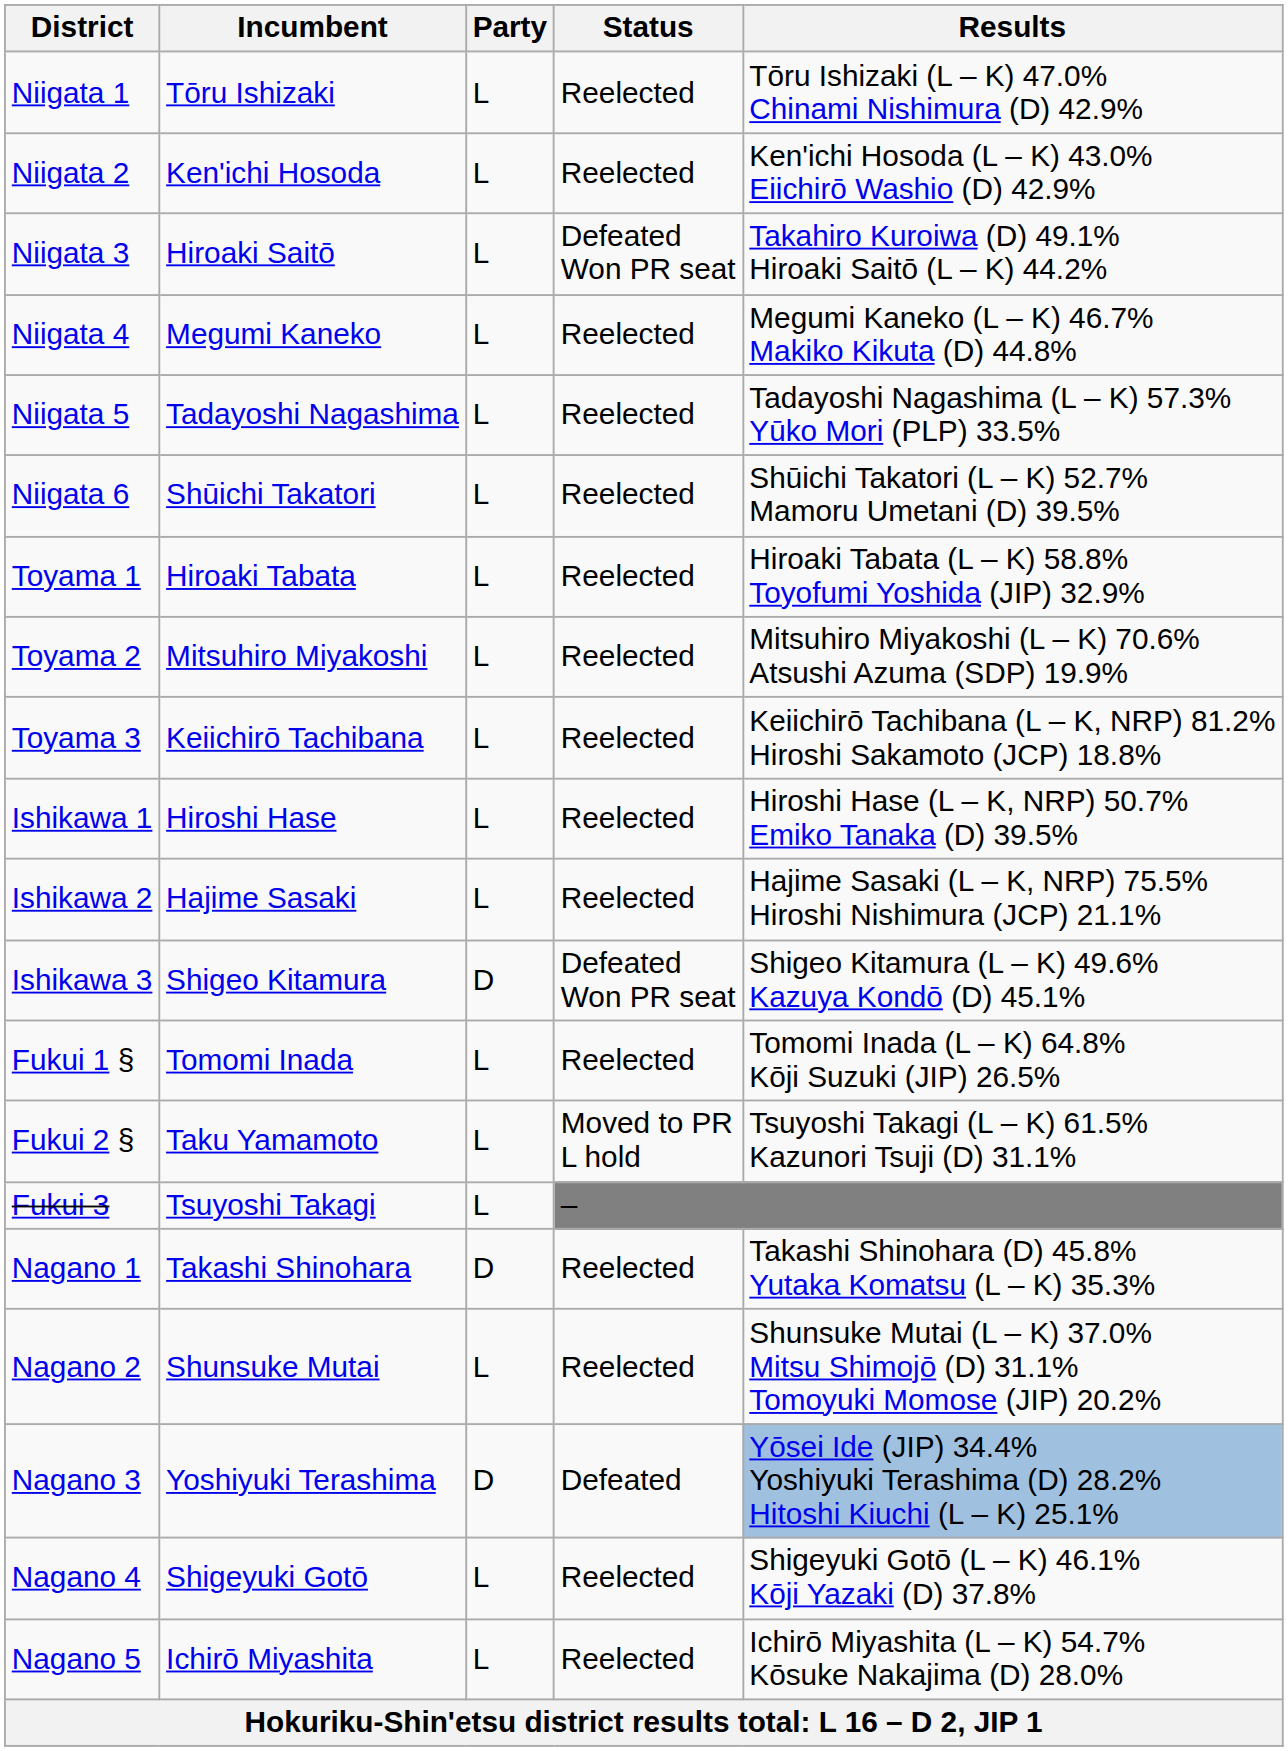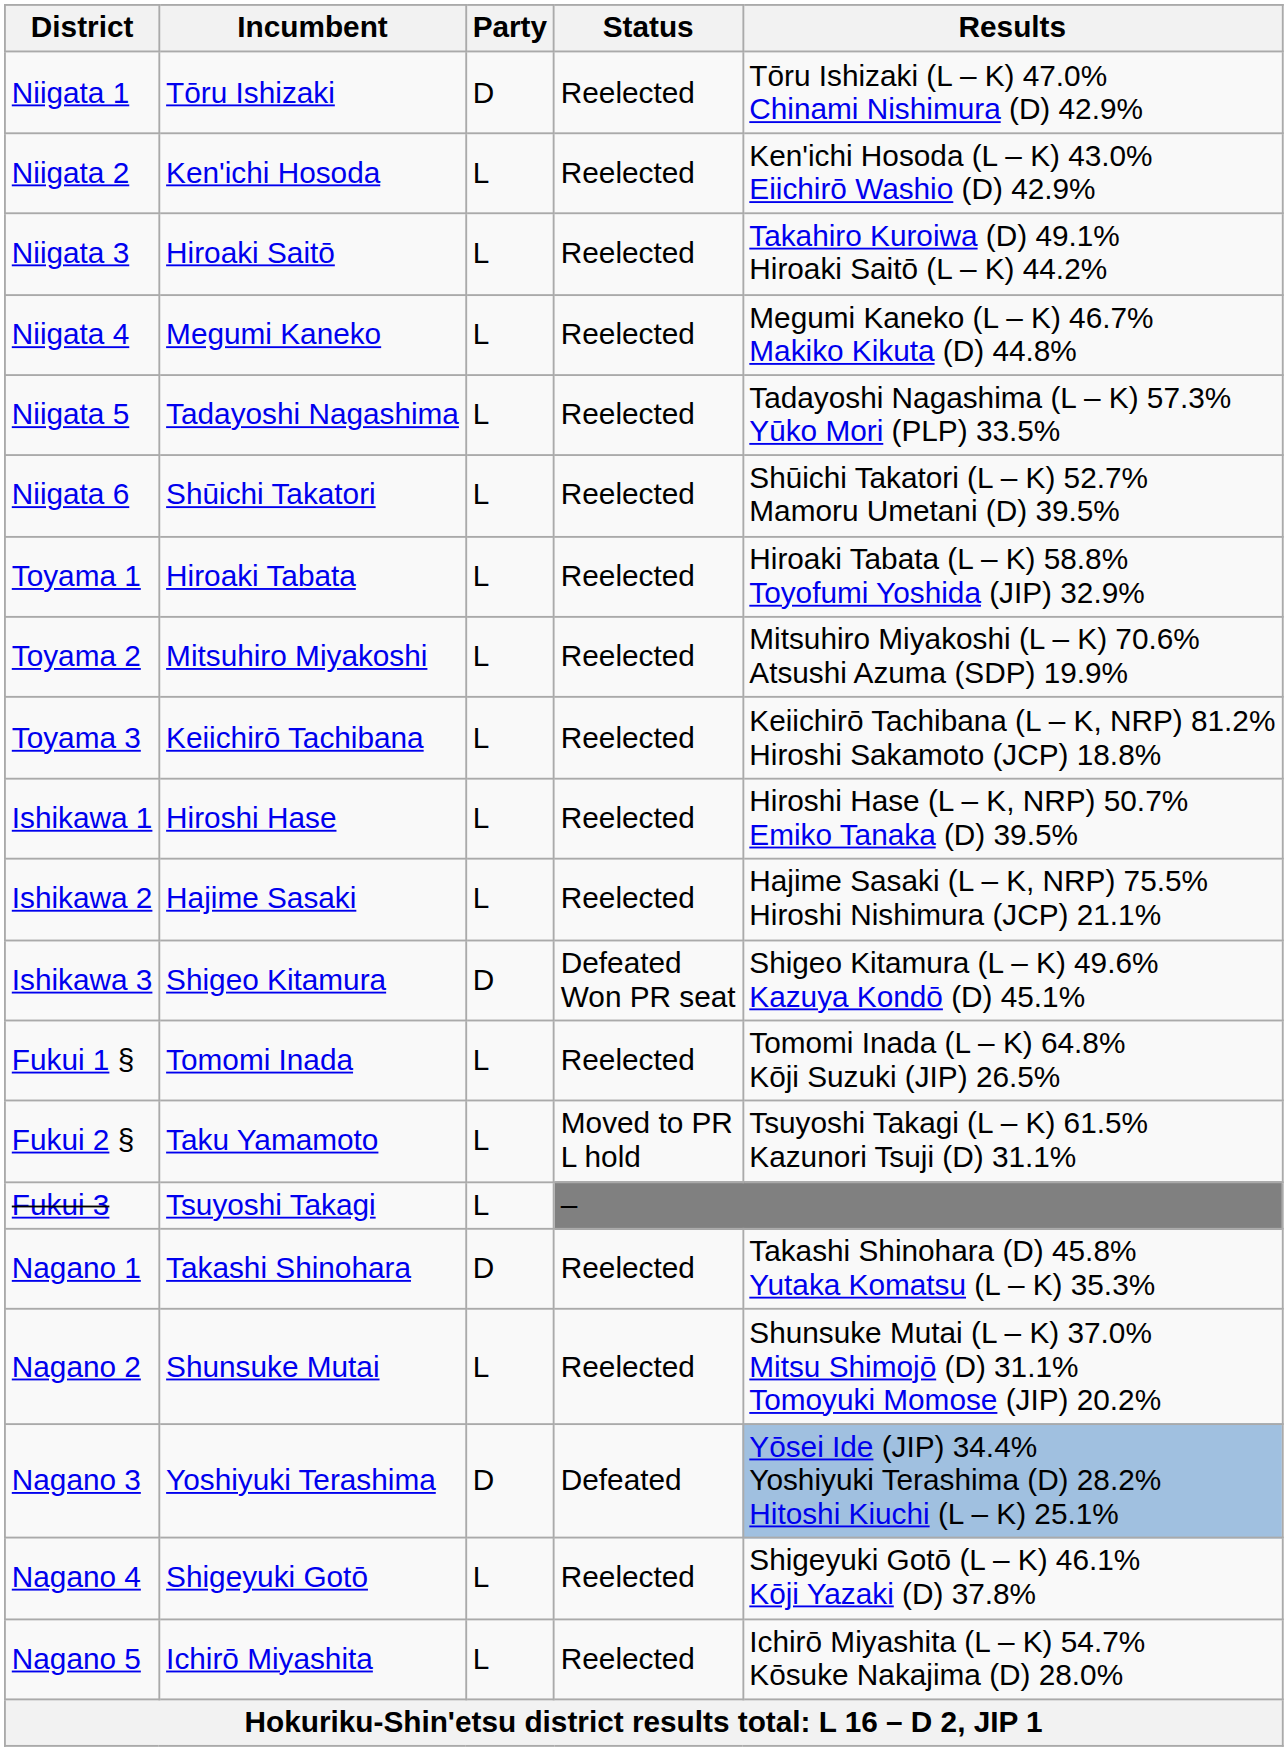(481, 92) L -> (483, 92) D
(648, 253) Defeated Won PR seat -> (628, 253) Reelected
